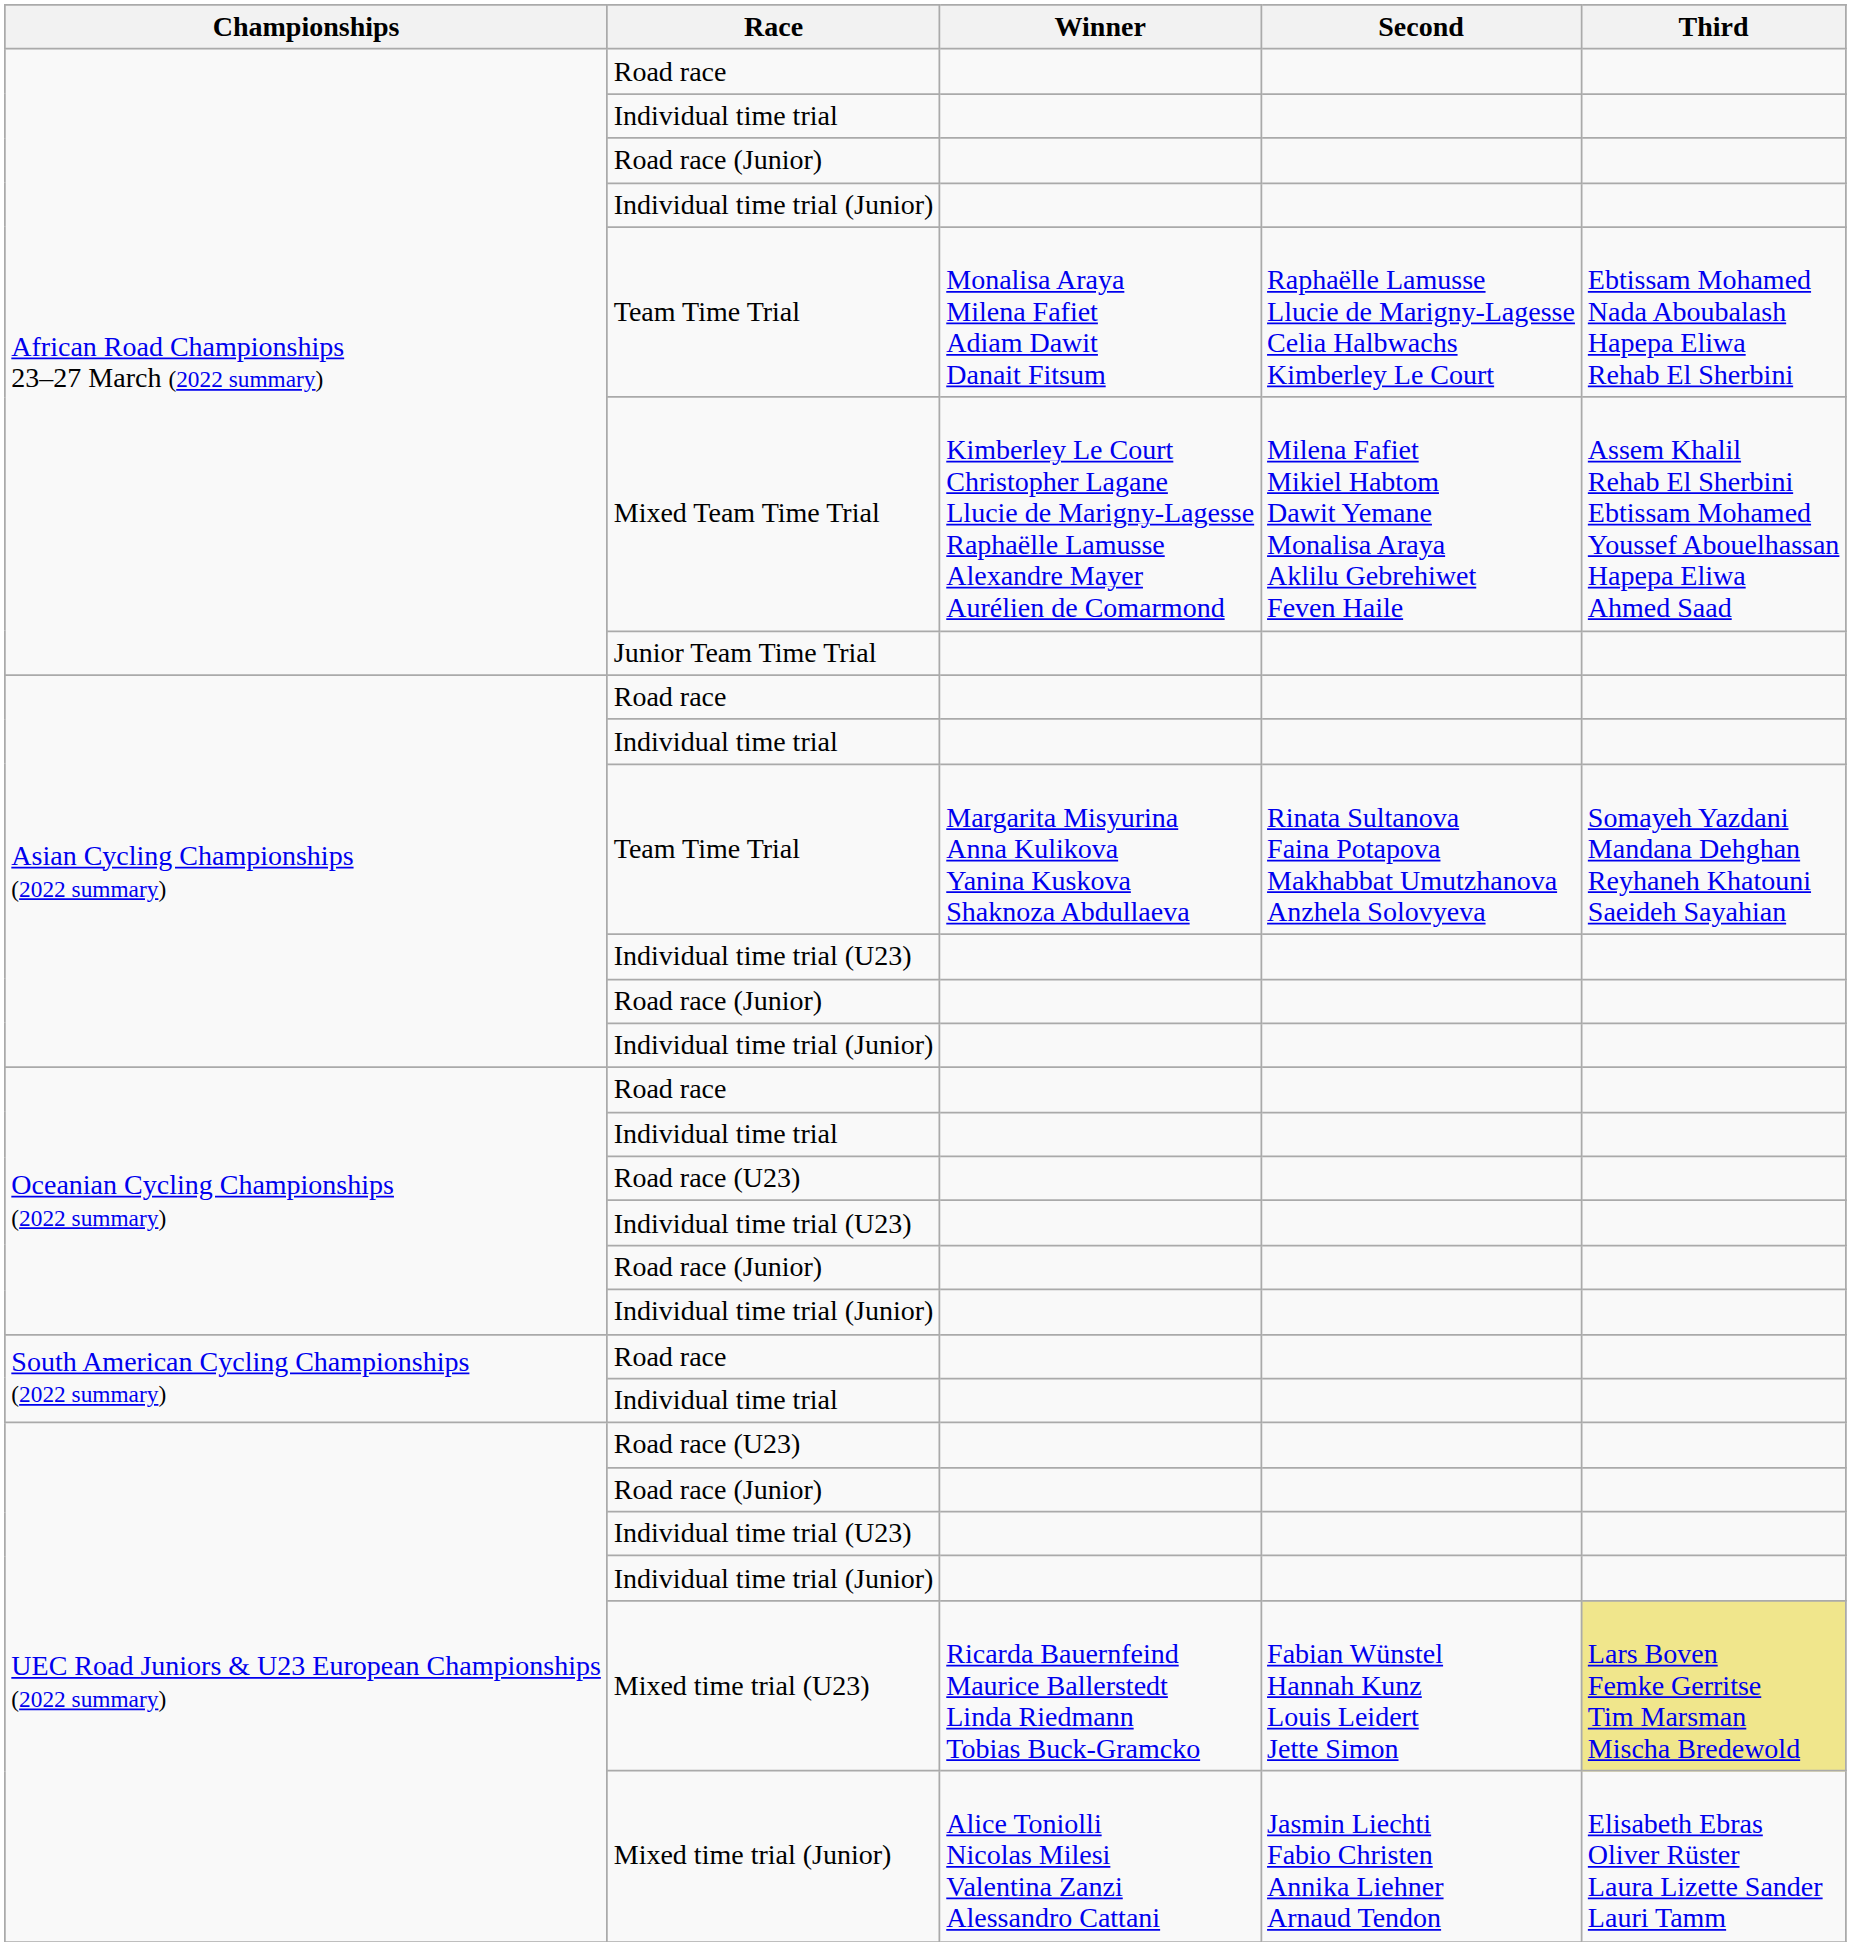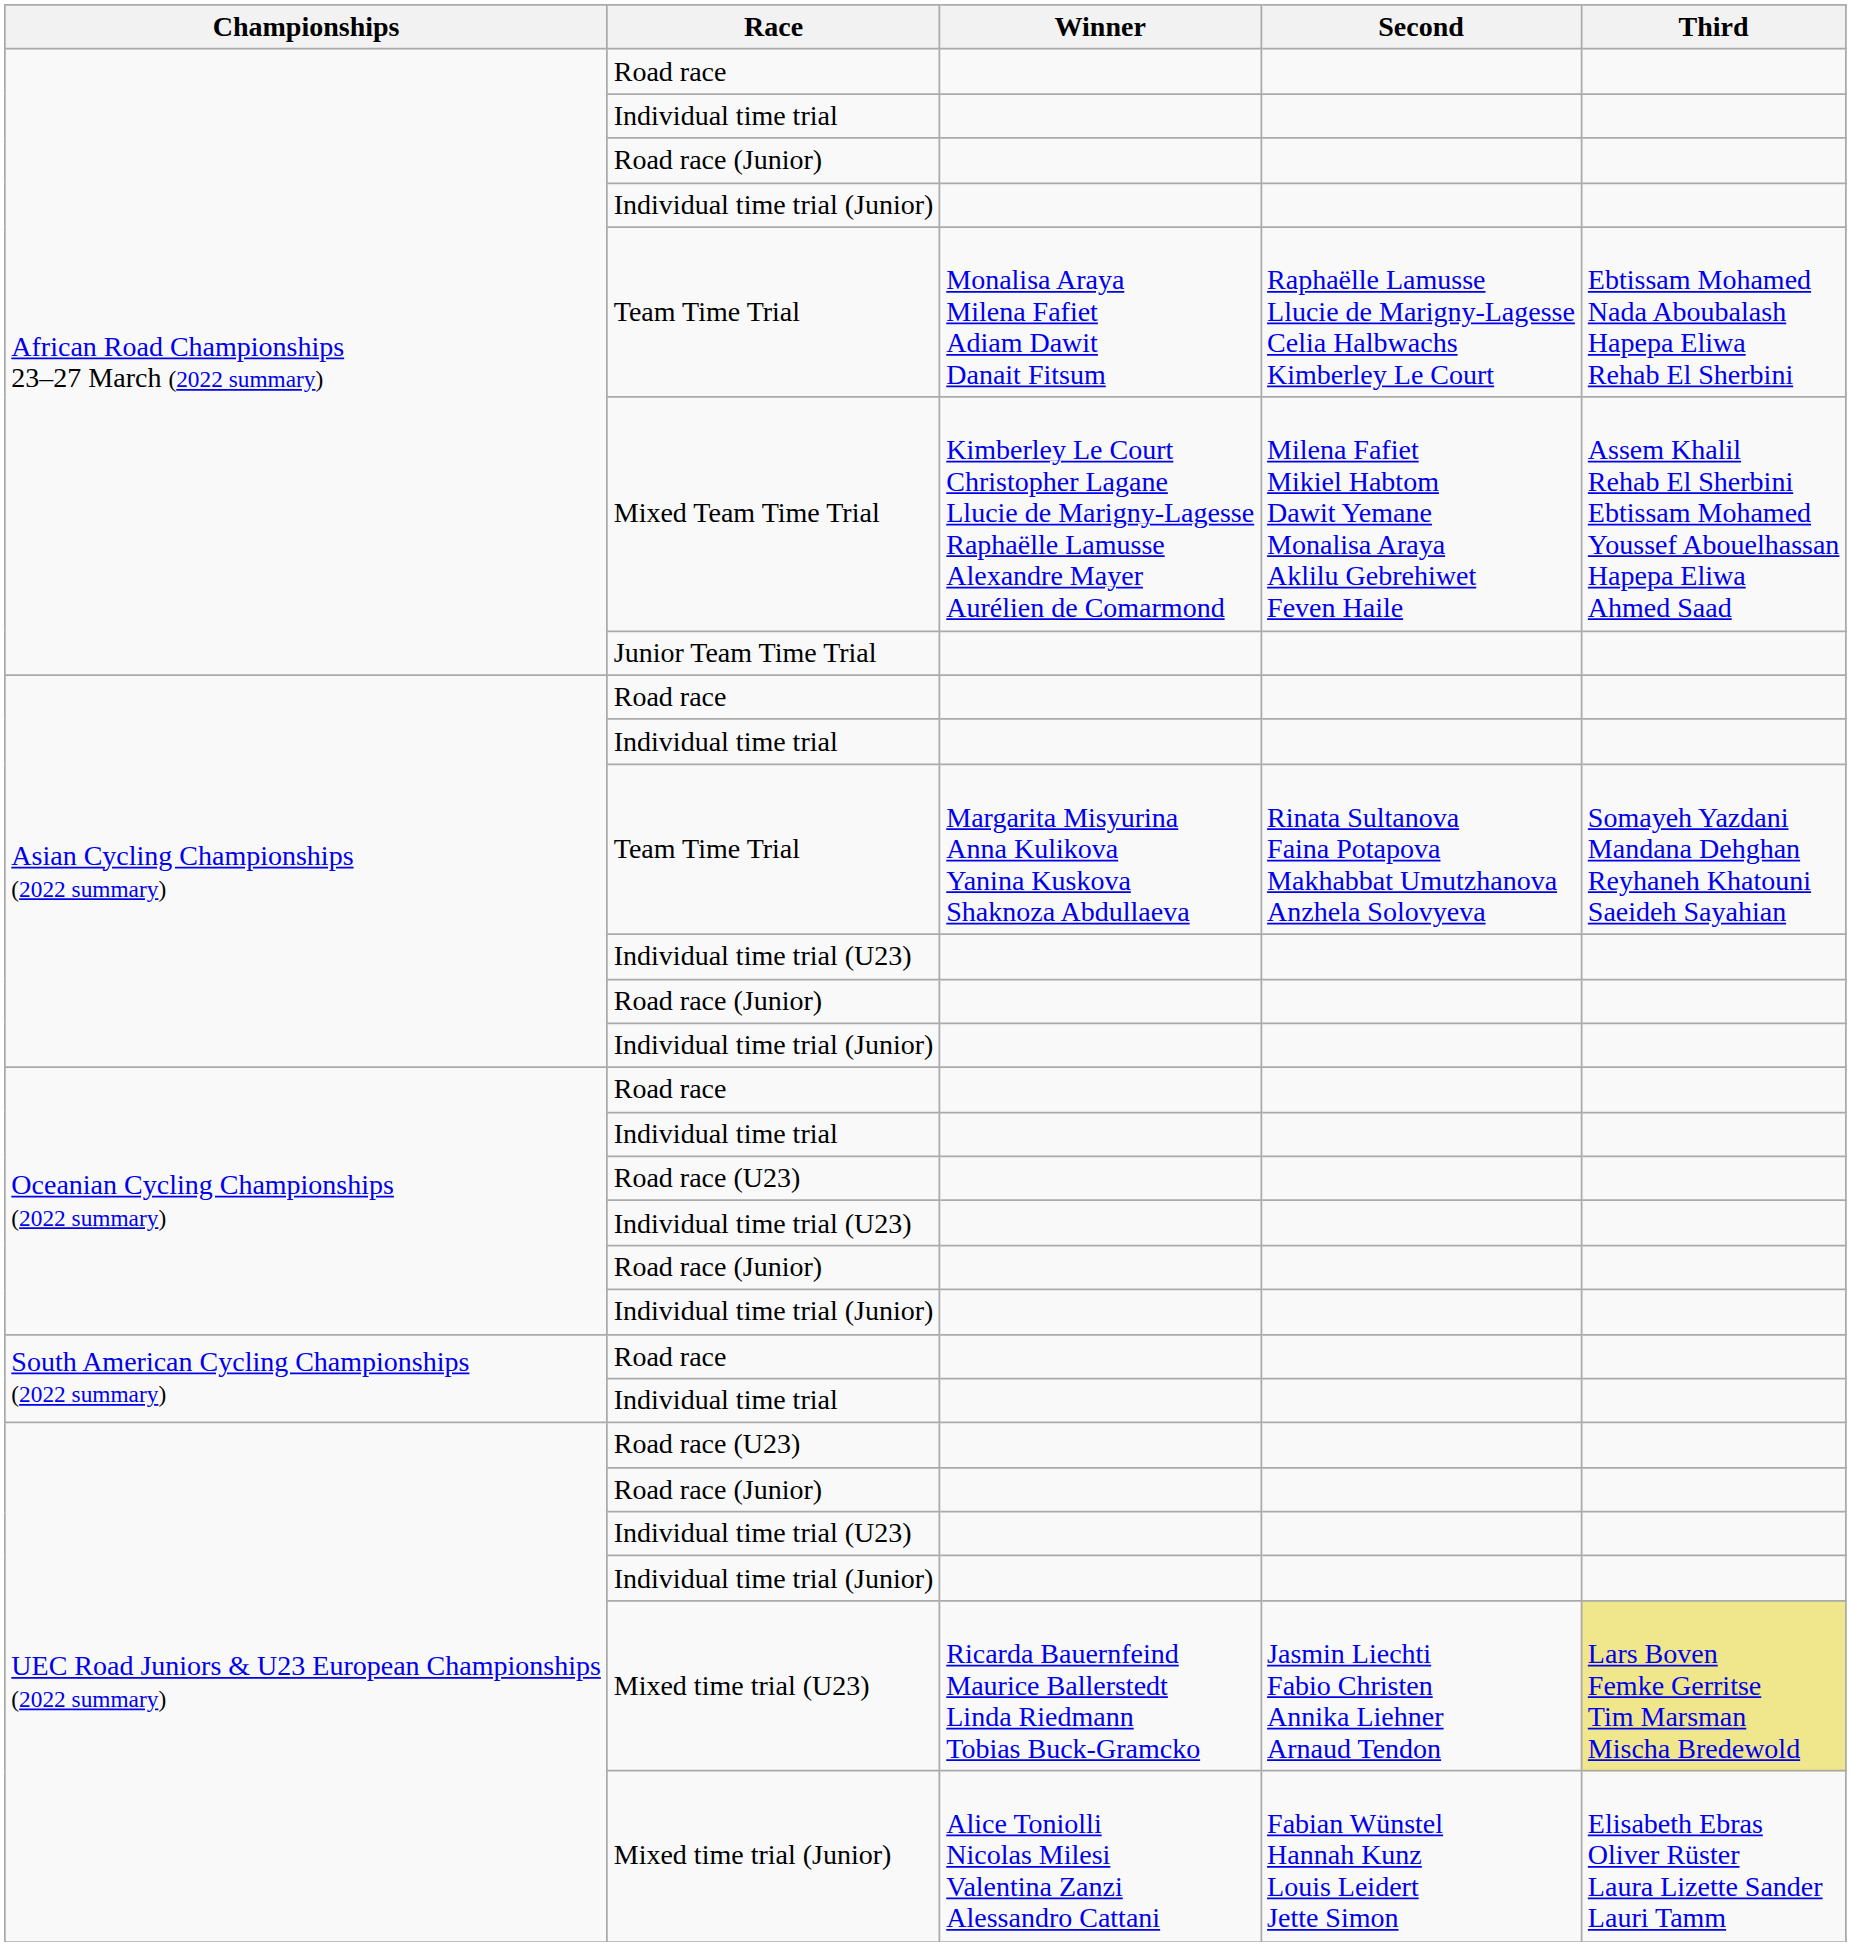(1355, 1701) Fabian Wünstel Hannah Kunz Louis Leidert Jette Simon -> (1355, 1701) Jasmin Liechti Fabio Christen Annika Liehner Arnaud Tendon
(1355, 1871) Jasmin Liechti Fabio Christen Annika Liehner Arnaud Tendon -> (1355, 1871) Fabian Wünstel Hannah Kunz Louis Leidert Jette Simon
